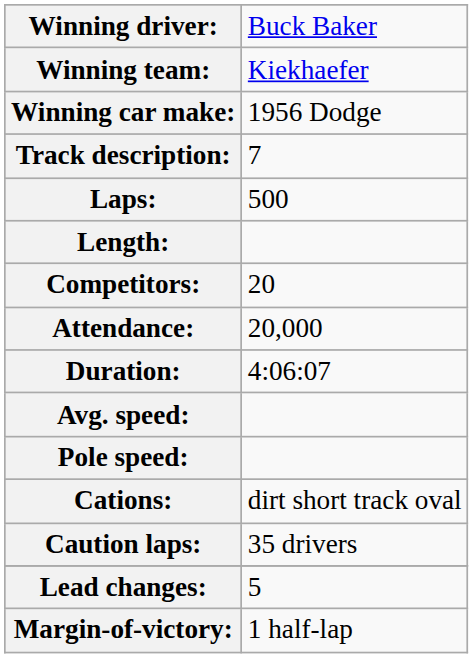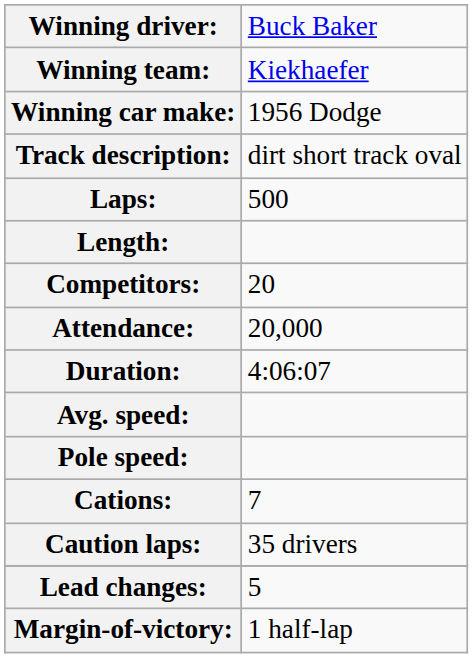(255, 155) 7 -> (355, 155) dirt short track oval
(355, 500) dirt short track oval -> (255, 500) 7
